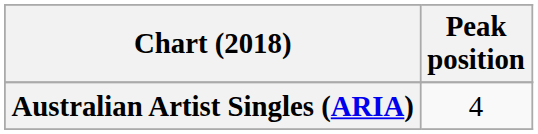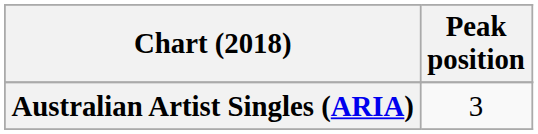(476, 105) 4 -> (476, 105) 3
